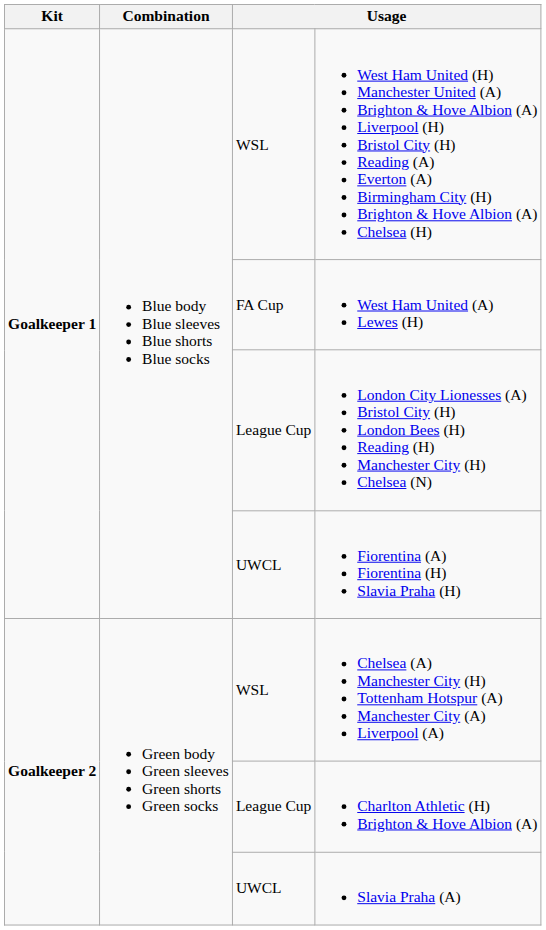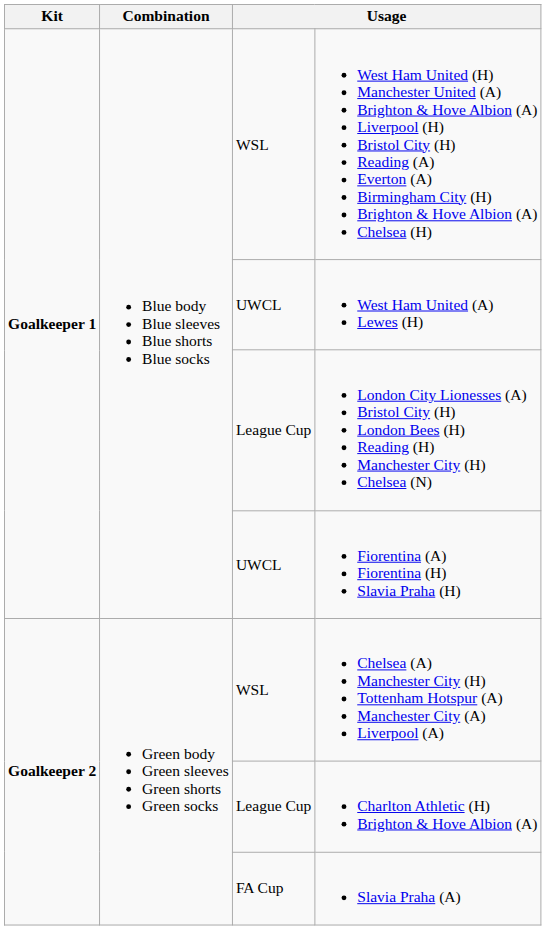(260, 304) FA Cup -> (259, 304) UWCL
(259, 888) UWCL -> (260, 888) FA Cup
